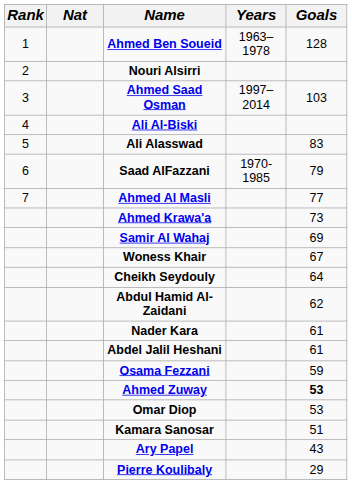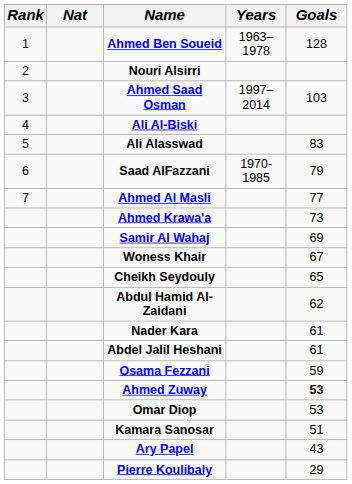(316, 277) 64 -> (316, 277) 65
